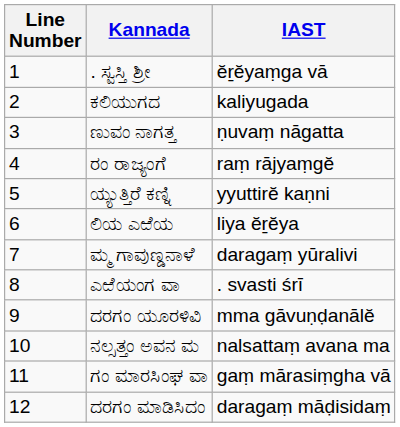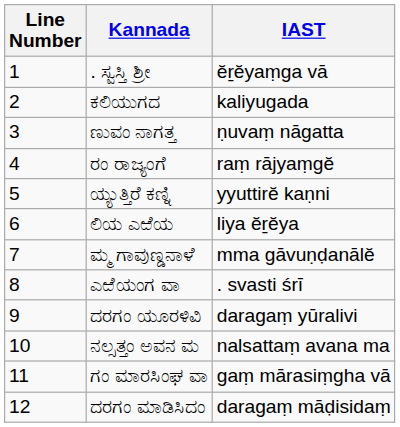(287, 254) daragaṃ yūralivi -> (296, 254) mma gāvuṇḍanālĕ
(296, 315) mma gāvuṇḍanālĕ -> (287, 315) daragaṃ yūralivi
